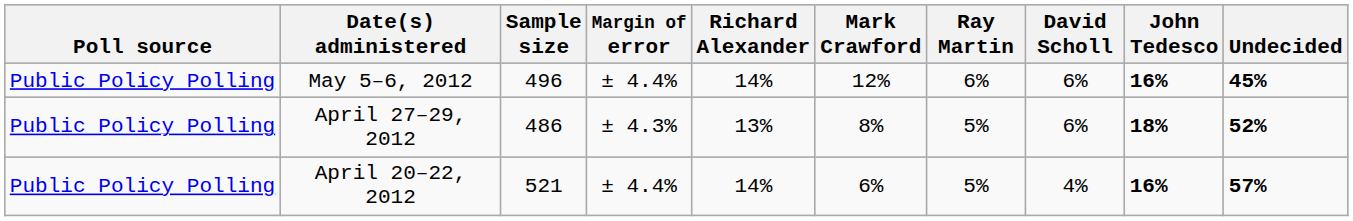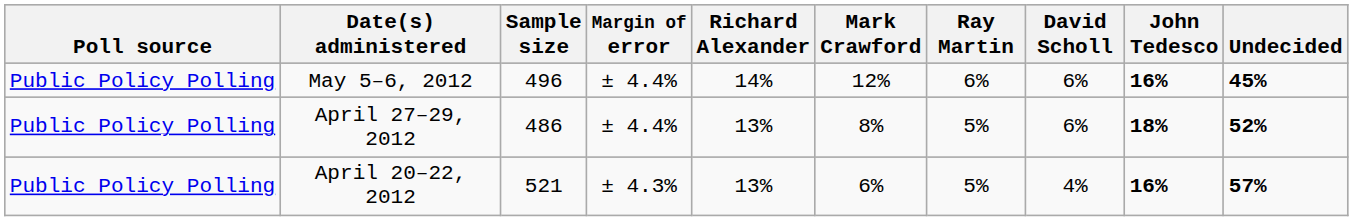(639, 127) ± 4.3% -> (639, 127) ± 4.4%
(639, 186) ± 4.4% -> (639, 186) ± 4.3%
(753, 186) 14% -> (753, 186) 13%
